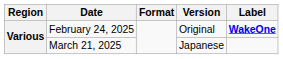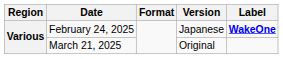(197, 29) Original -> (201, 29) Japanese
(201, 45) Japanese -> (197, 45) Original
